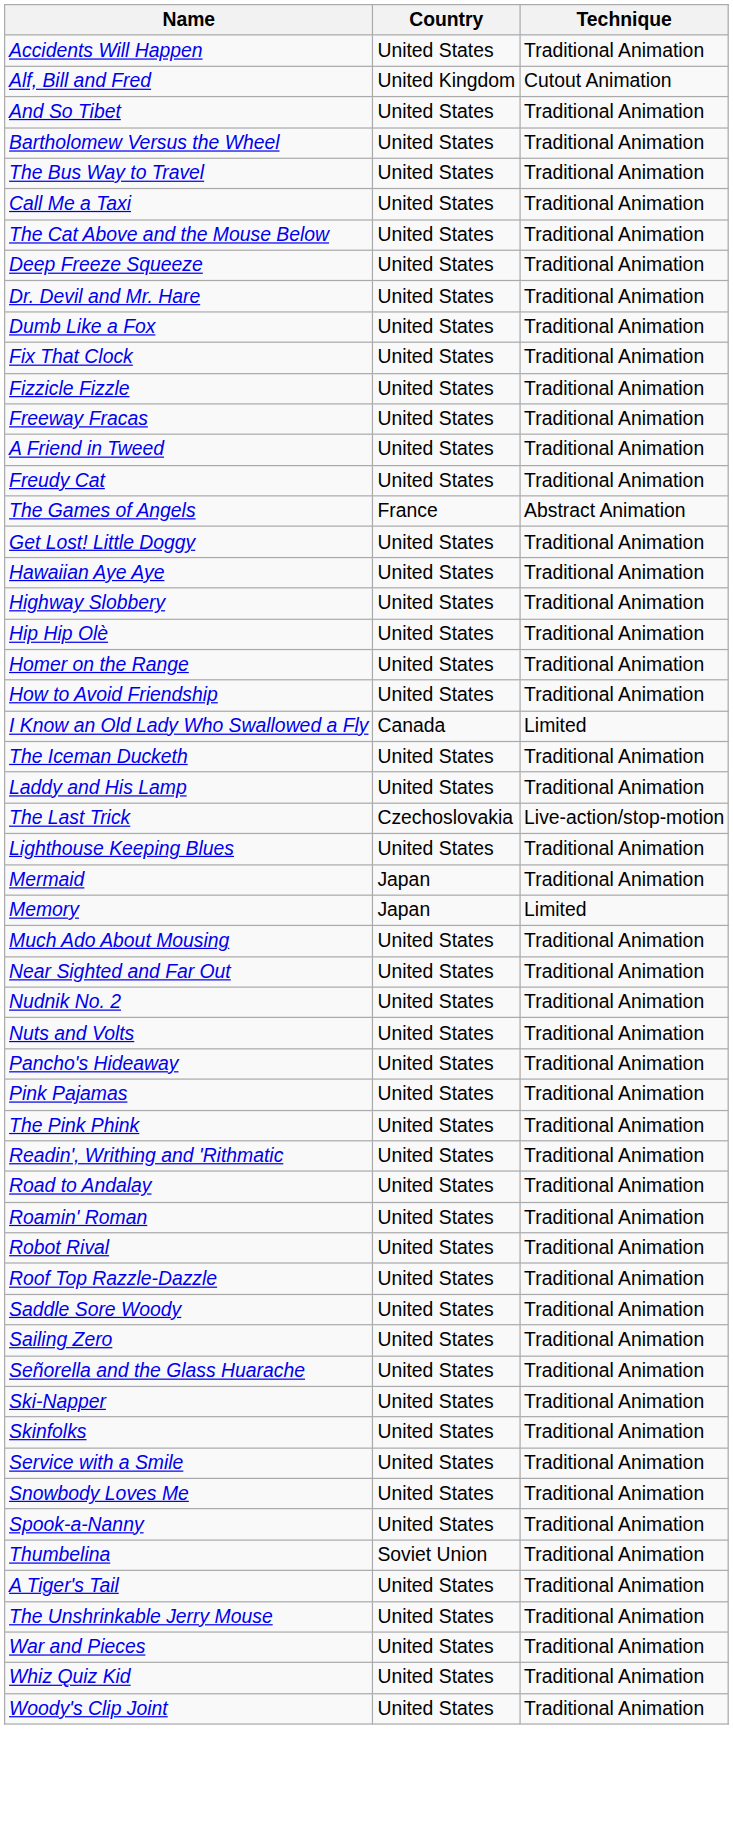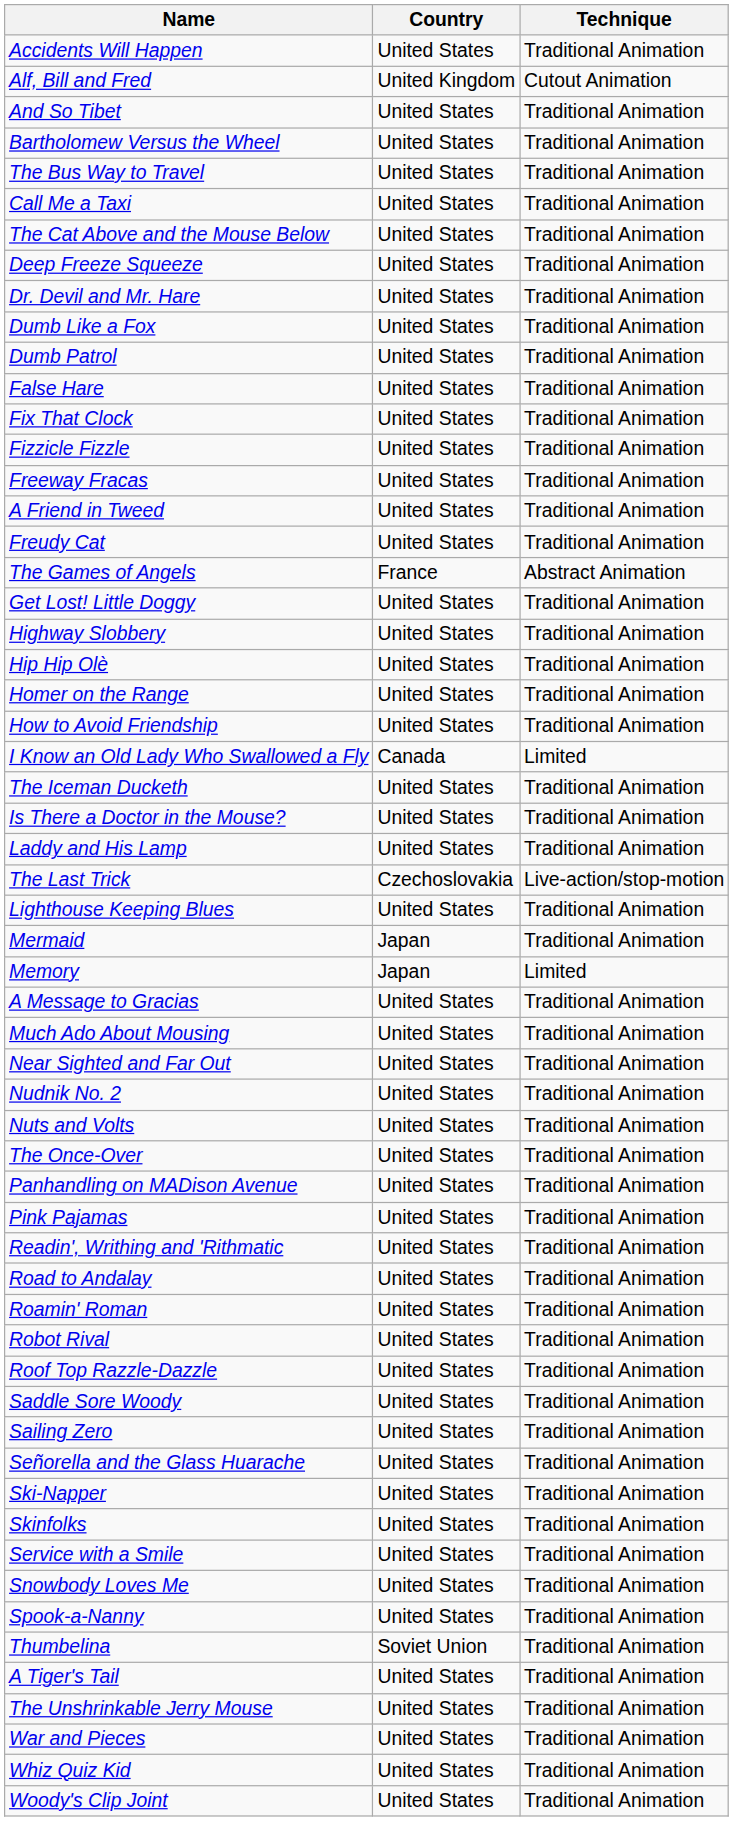+ row: (63, 357)
+ row: (56, 388)
- row: (87, 572)
+ row: (147, 818)
+ row: (104, 1002)
+ row: (76, 1155)
- row: (94, 1063)
+ row: (153, 1186)
- row: (74, 1125)
